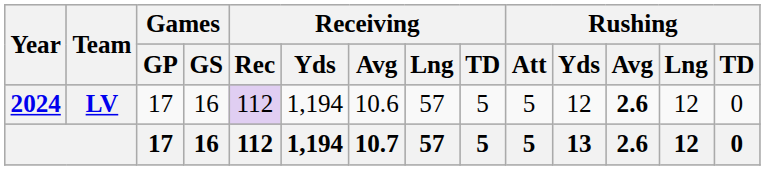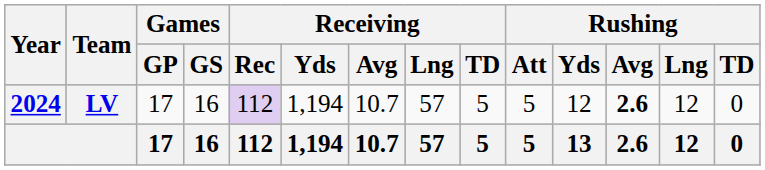(377, 104) 10.6 -> (377, 104) 10.7
